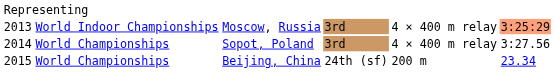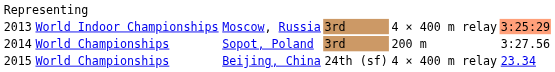(444, 44) 4 × 400 m relay -> (409, 44) 200 m
(409, 61) 200 m -> (444, 61) 4 × 400 m relay
